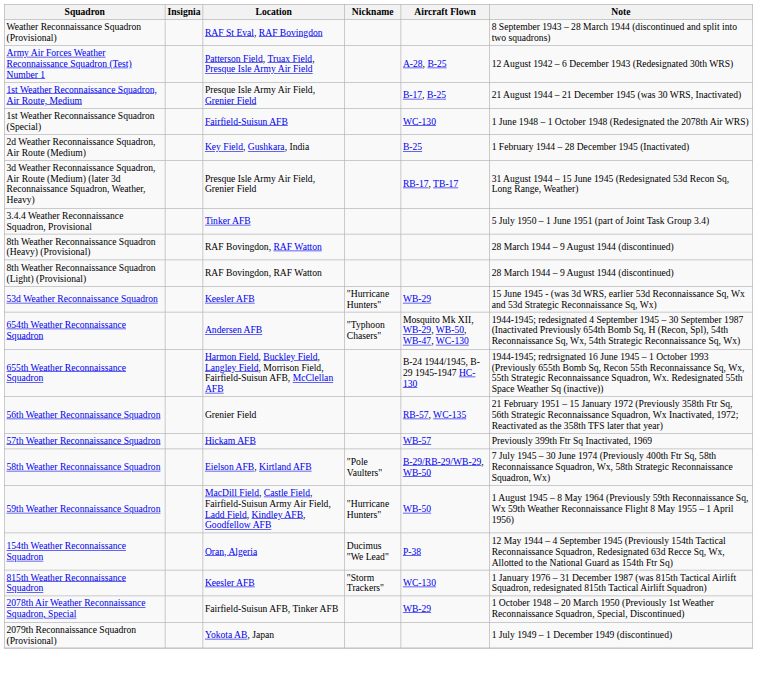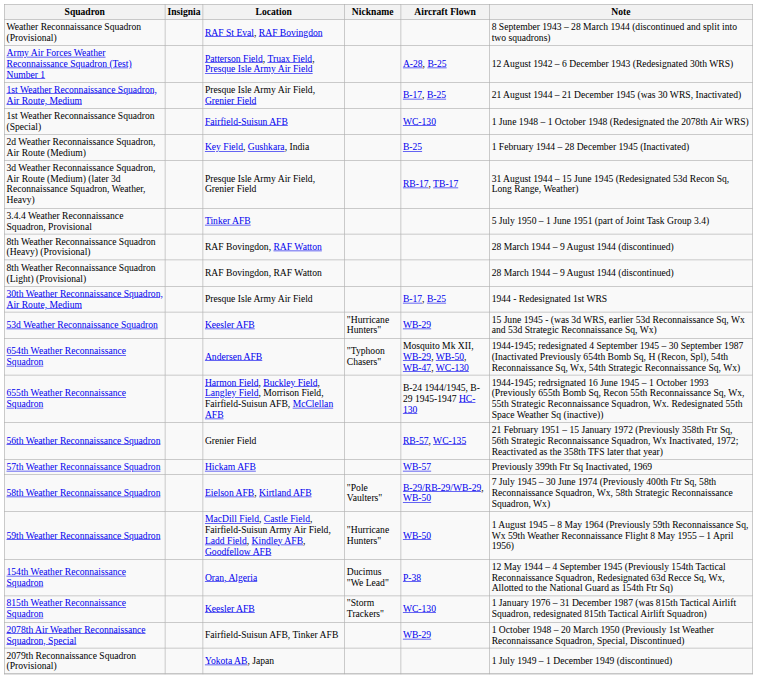+ row: (85, 299)
